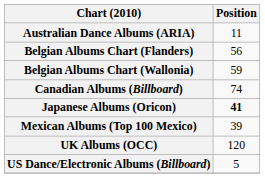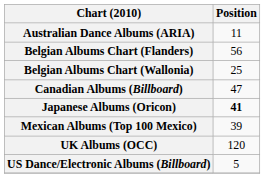(236, 70) 59 -> (236, 70) 25
(236, 88) 74 -> (236, 88) 47
